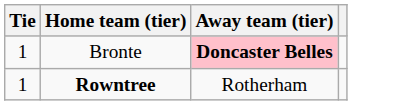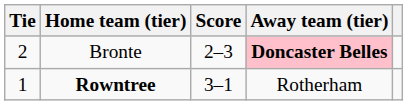+ column: (218, 20)
(23, 51) 1 -> (23, 51) 2
